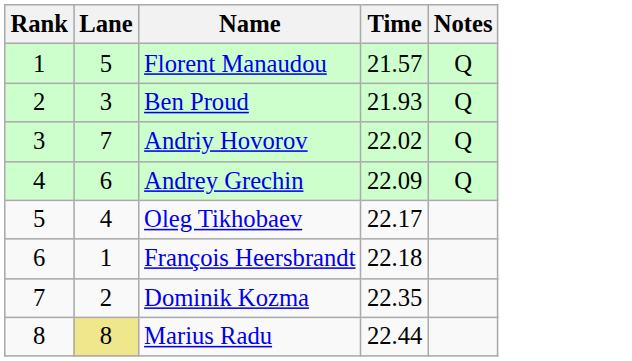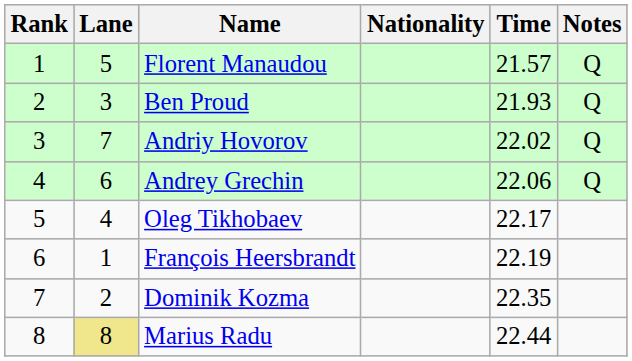+ column: (426, 24)
(395, 180) 22.09 -> (524, 180) 22.06
(395, 258) 22.18 -> (524, 258) 22.19
